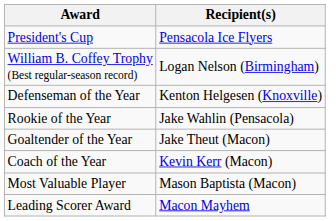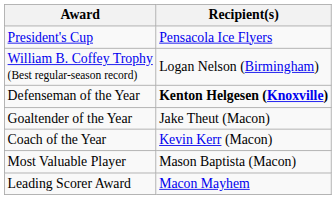(241, 96) normal -> (244, 96) bold
- row: (59, 118)
